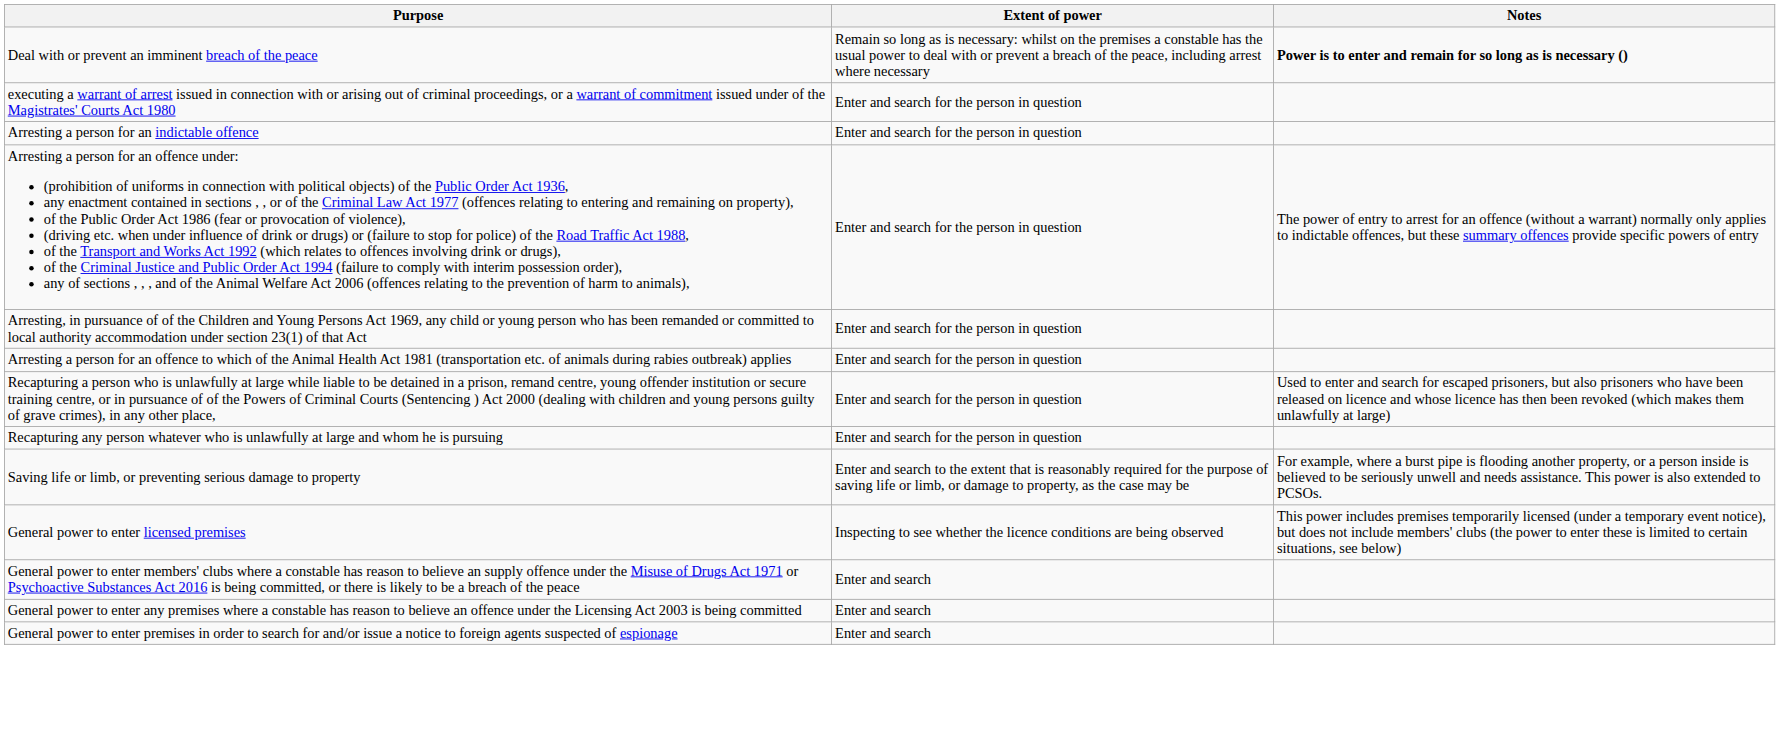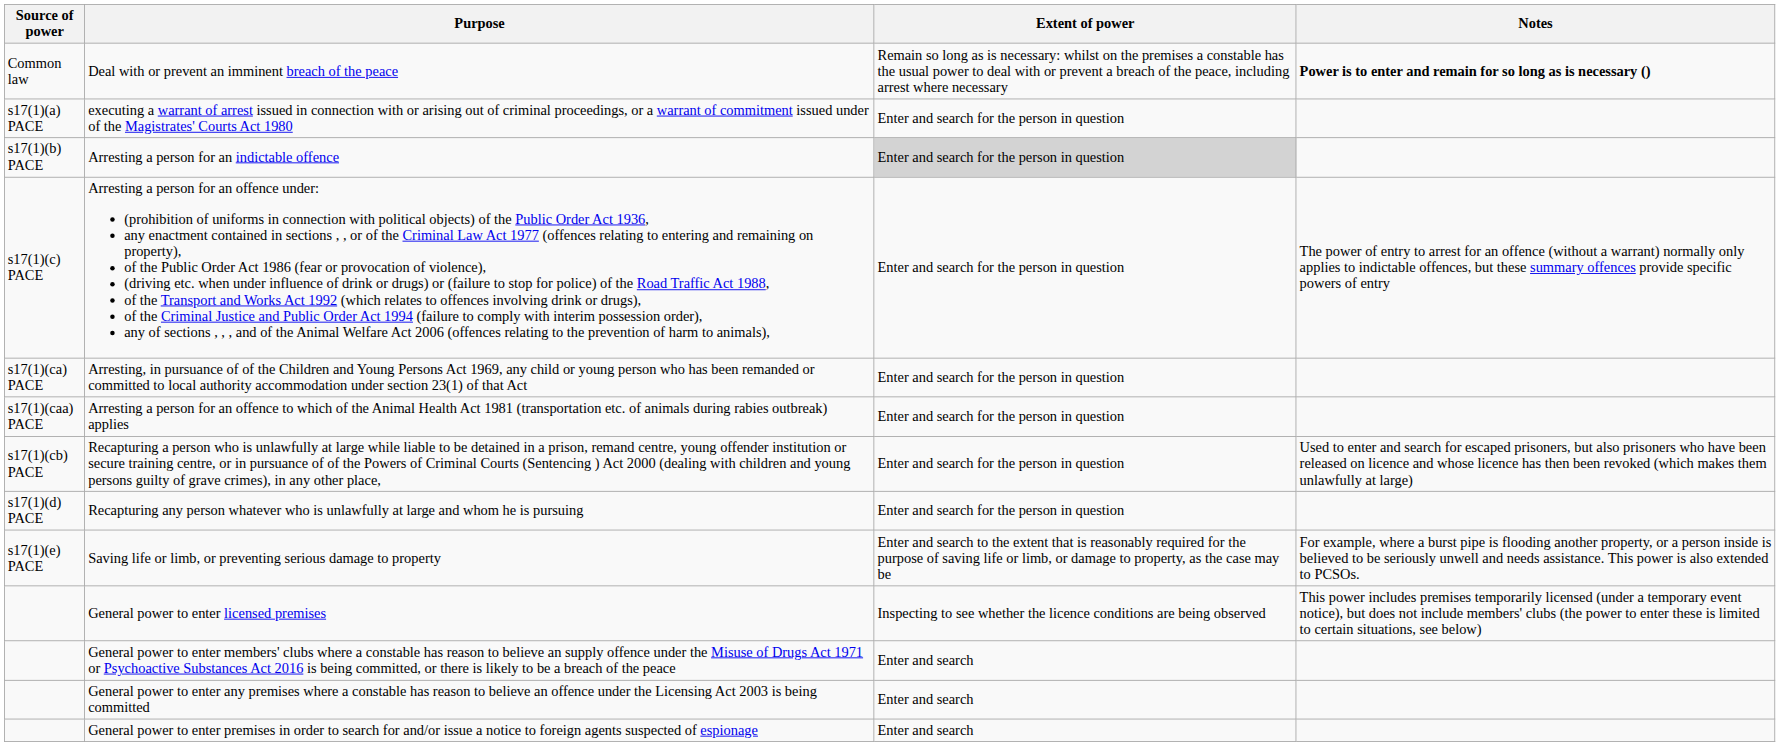+ column: (45, 24)
(958, 133) no background -> (1001, 157) lightgrey background
